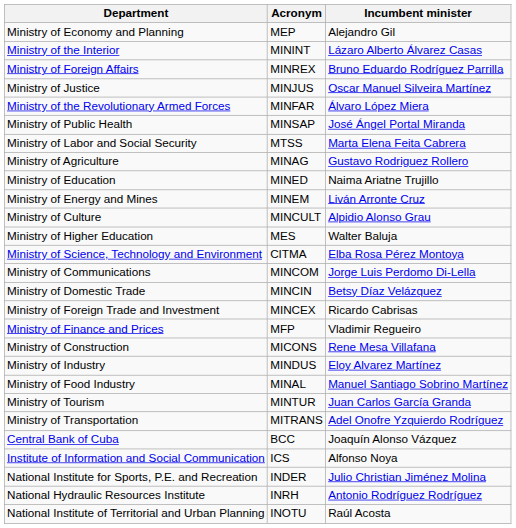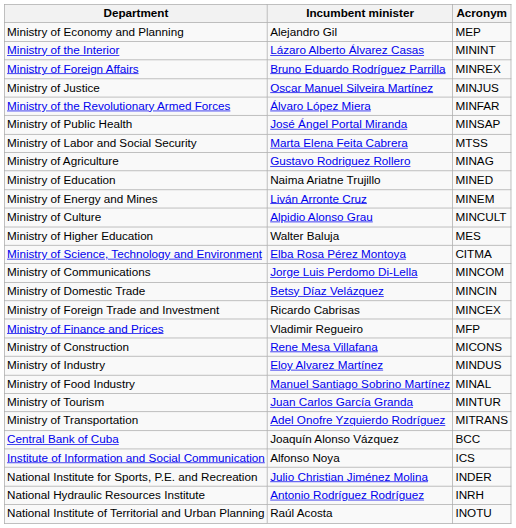columns swapped: (296, 13) <-> (418, 13)
